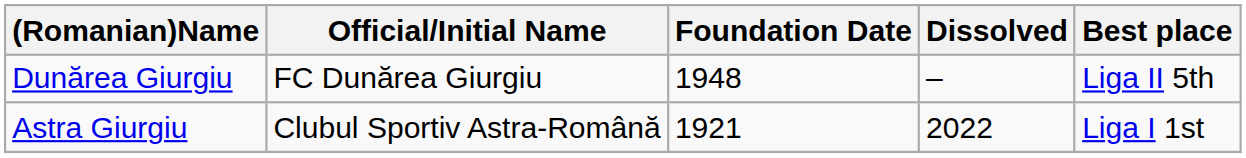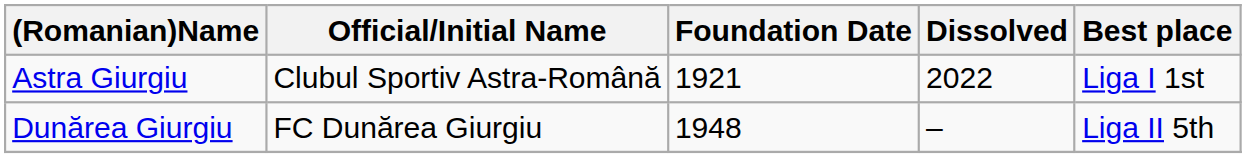rows swapped: (100, 127) <-> (122, 78)
